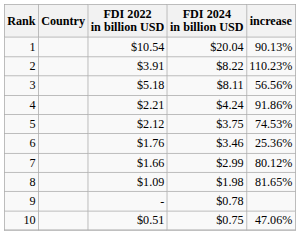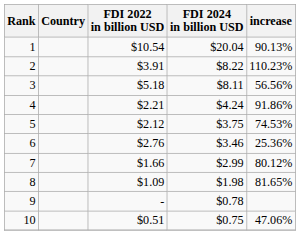(151, 143) $1.76 -> (151, 143) $2.76
